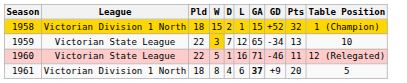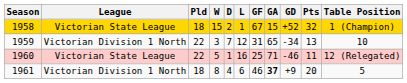+ column: (257, 12)
(115, 27) Victorian Division 1 North -> (115, 27) Victorian State League
(115, 41) Victorian State League -> (115, 41) Victorian Division 1 North
(217, 41) gold background -> (217, 41) no background
